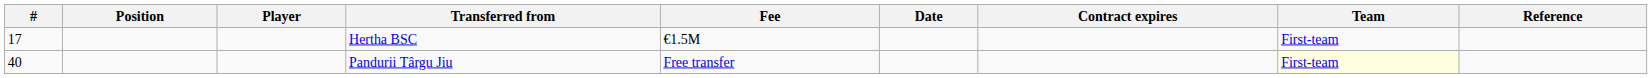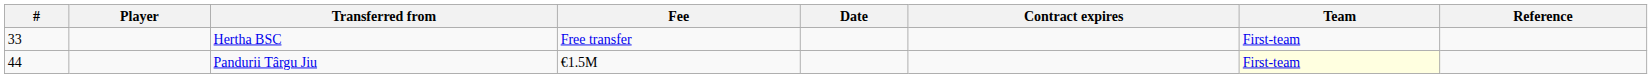- column: (140, 16)
(15, 39) 17 -> (15, 39) 33
(682, 39) €1.5M -> (596, 39) Free transfer
(15, 62) 40 -> (15, 62) 44
(699, 62) Free transfer -> (579, 62) €1.5M
